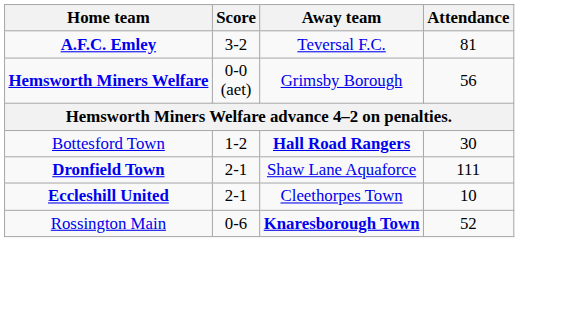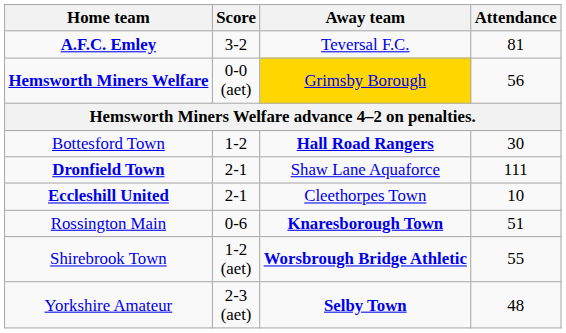(342, 80) no background -> (365, 80) gold background
(468, 223) 52 -> (516, 223) 51
+ row: (108, 259)
+ row: (108, 304)
